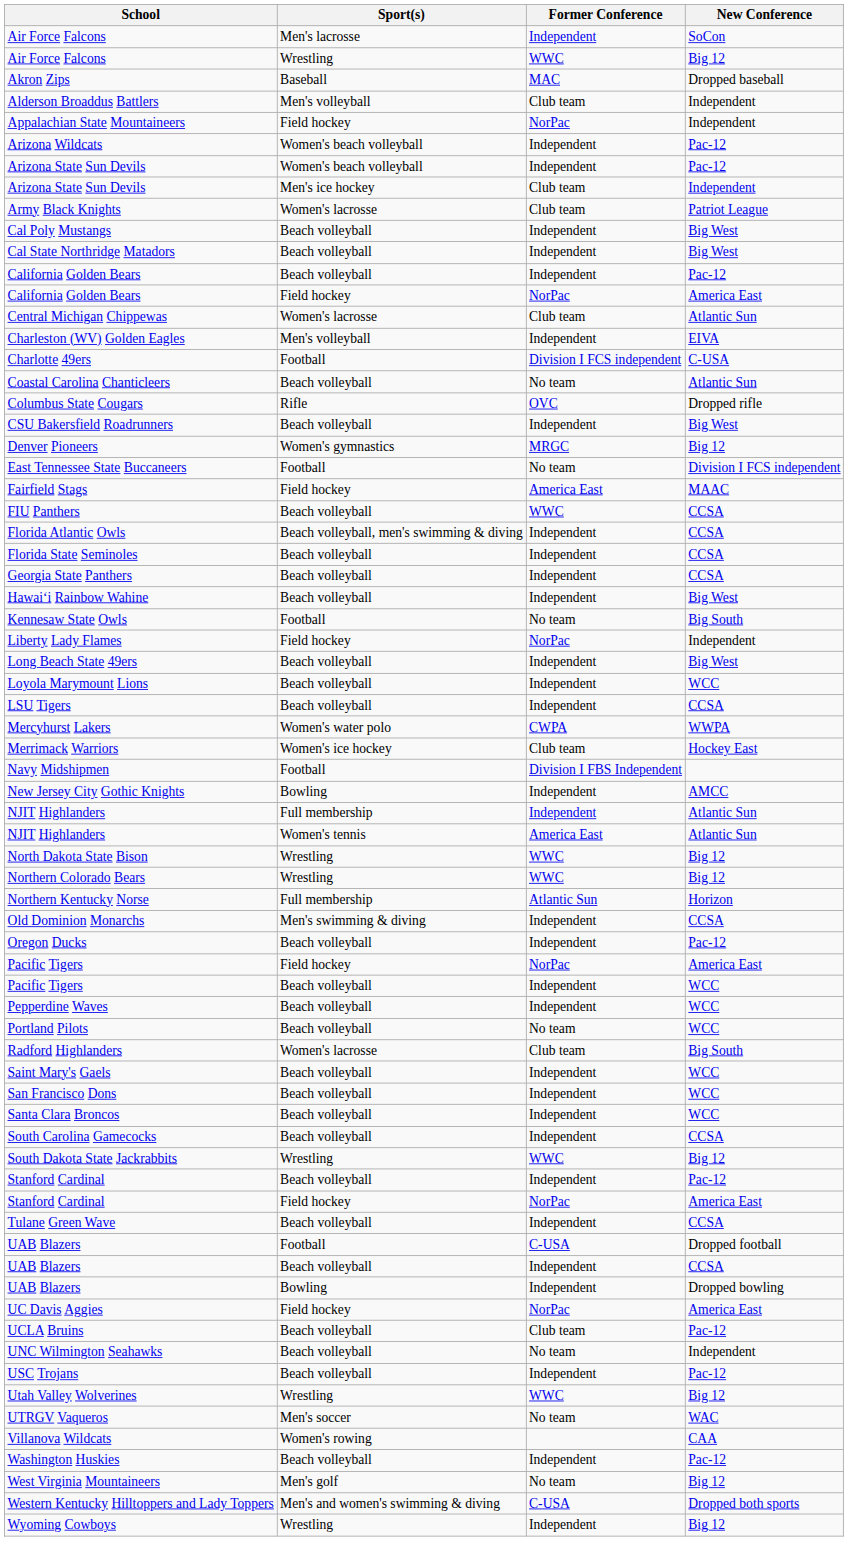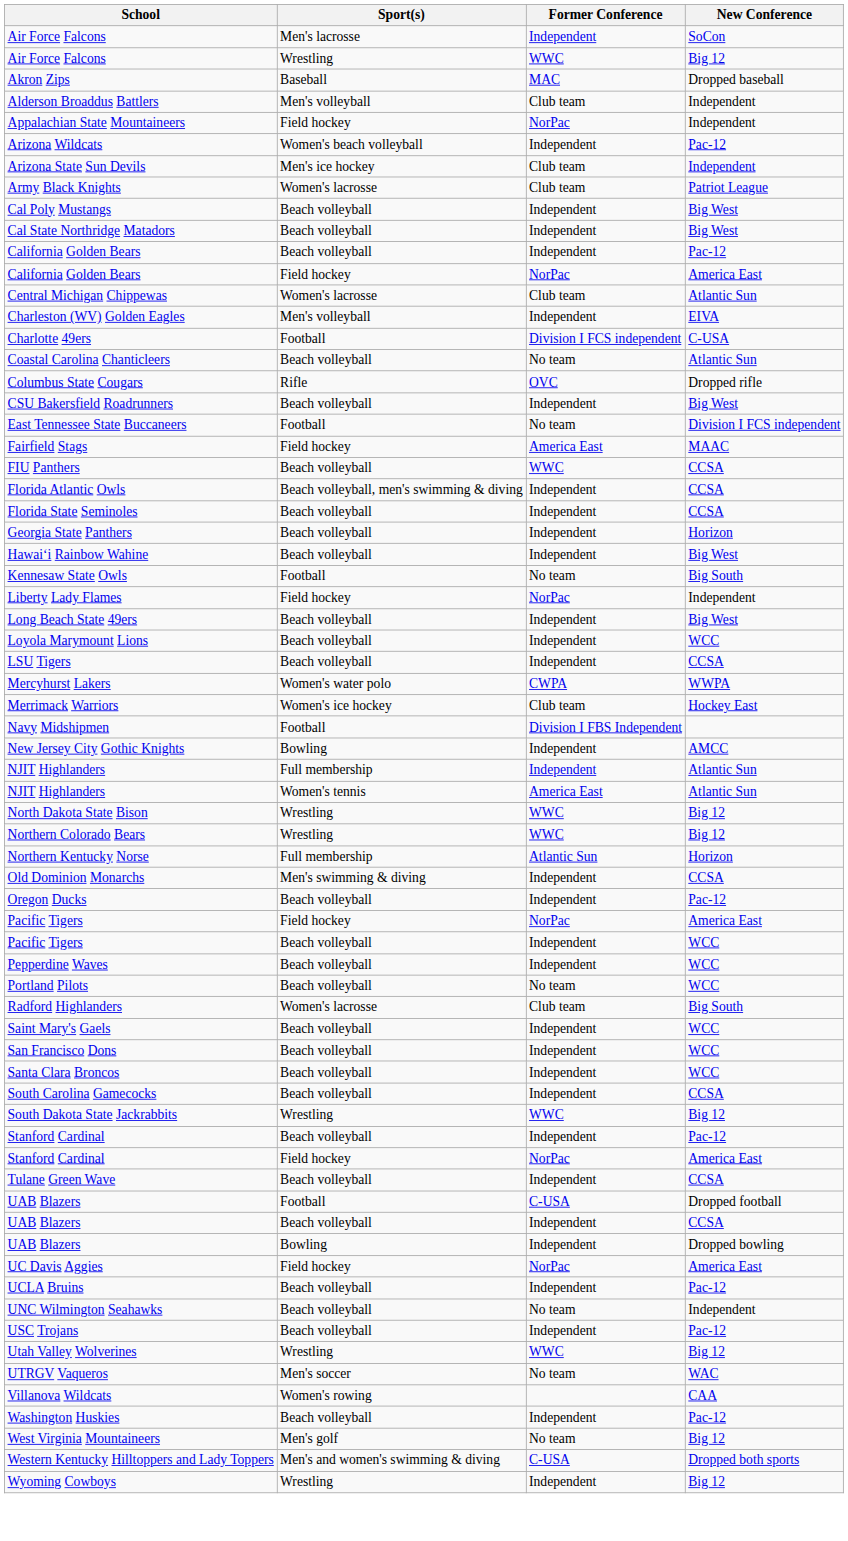- row: (76, 166)
- row: (53, 446)
(706, 576) CCSA -> (711, 532) Horizon
(557, 1330) Club team -> (563, 1287) Independent
